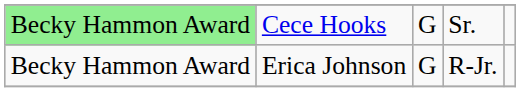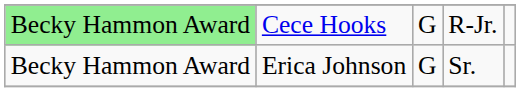(462, 24) Sr. -> (473, 24) R-Jr.
(473, 65) R-Jr. -> (462, 65) Sr.
